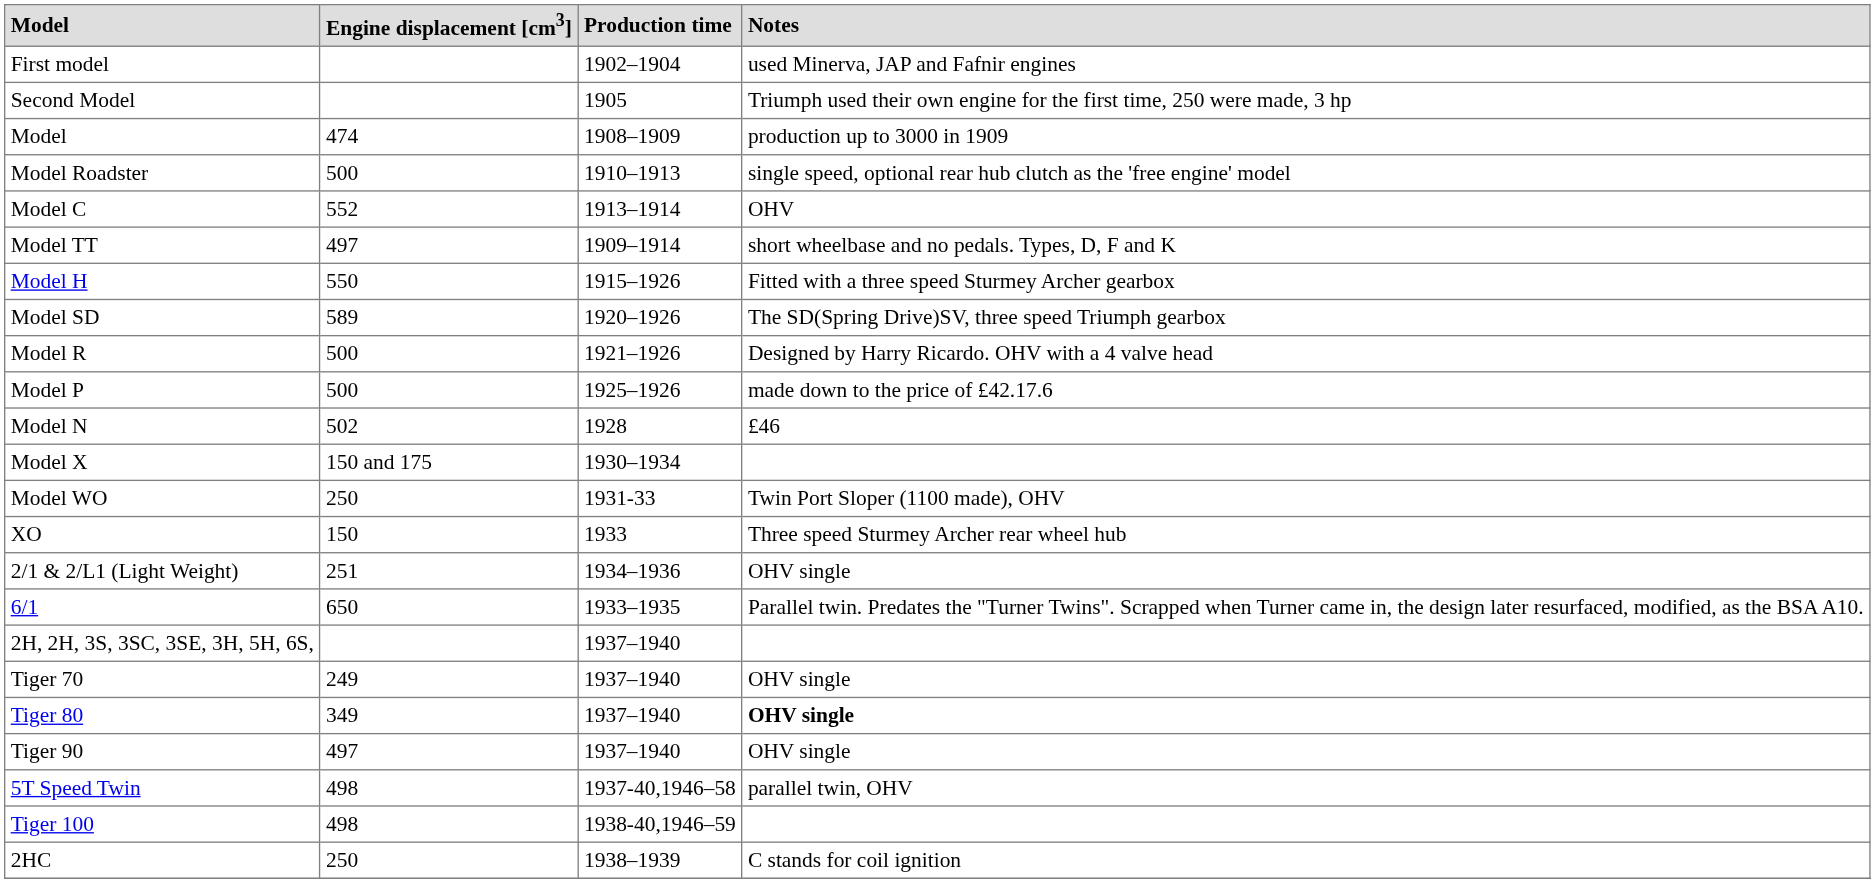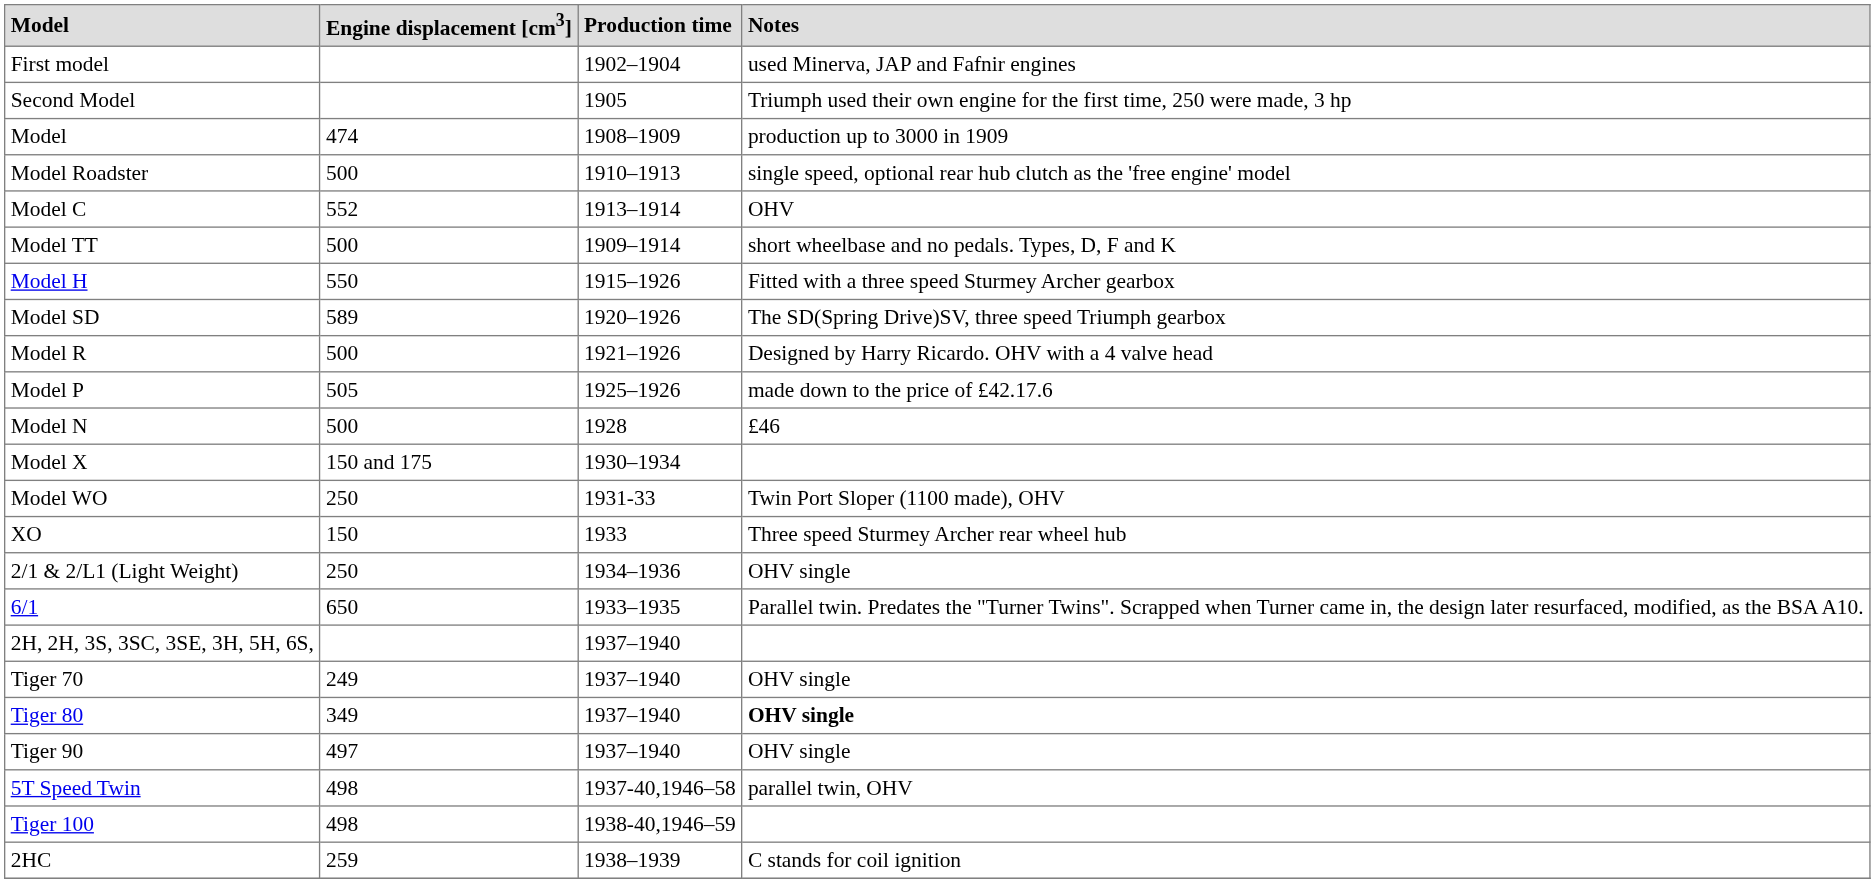(342, 245) 497 -> (342, 245) 500
(342, 390) 500 -> (342, 390) 505
(342, 426) 502 -> (342, 426) 500
(342, 571) 251 -> (342, 571) 250
(342, 860) 250 -> (342, 860) 259
